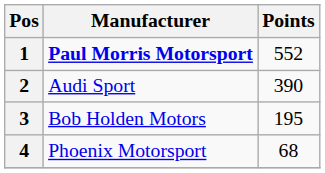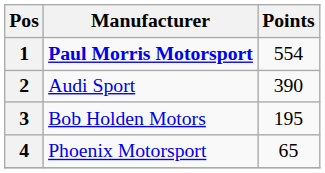(288, 53) 552 -> (288, 53) 554
(288, 151) 68 -> (288, 151) 65
